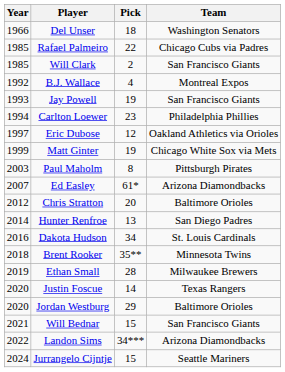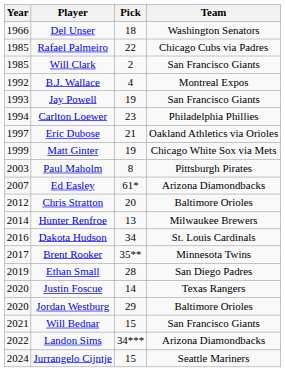(131, 133) 12 -> (131, 133) 21
(214, 220) San Diego Padres -> (214, 220) Milwaukee Brewers
(18, 254) 2018 -> (18, 254) 2017
(214, 271) Milwaukee Brewers -> (214, 271) San Diego Padres
